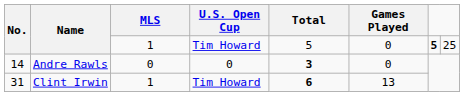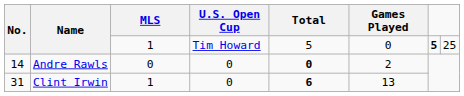(309, 64) 3 -> (309, 64) 0
(388, 64) 0 -> (388, 64) 2
(227, 82) Tim Howard -> (230, 82) 0
